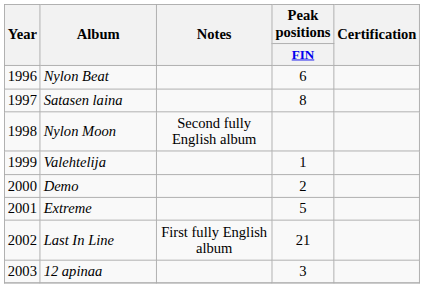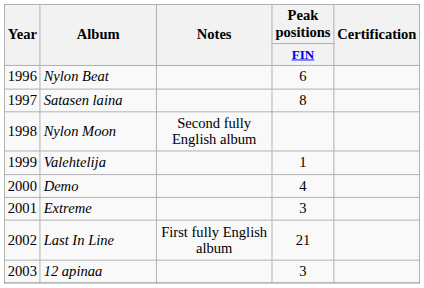(303, 185) 2 -> (303, 185) 4
(303, 208) 5 -> (303, 208) 3
